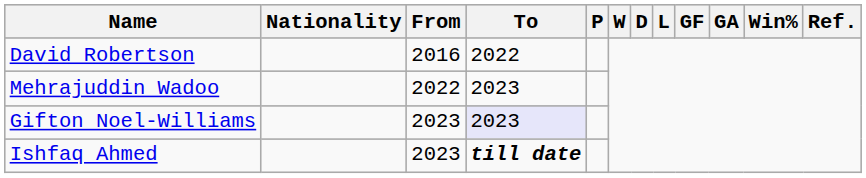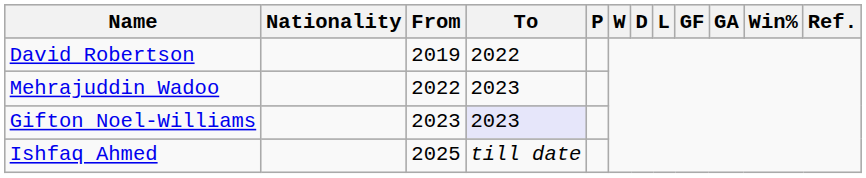(436, 55) 2016 -> (436, 55) 2019
(436, 155) 2023 -> (436, 155) 2025
(526, 155) bold -> (526, 155) normal
